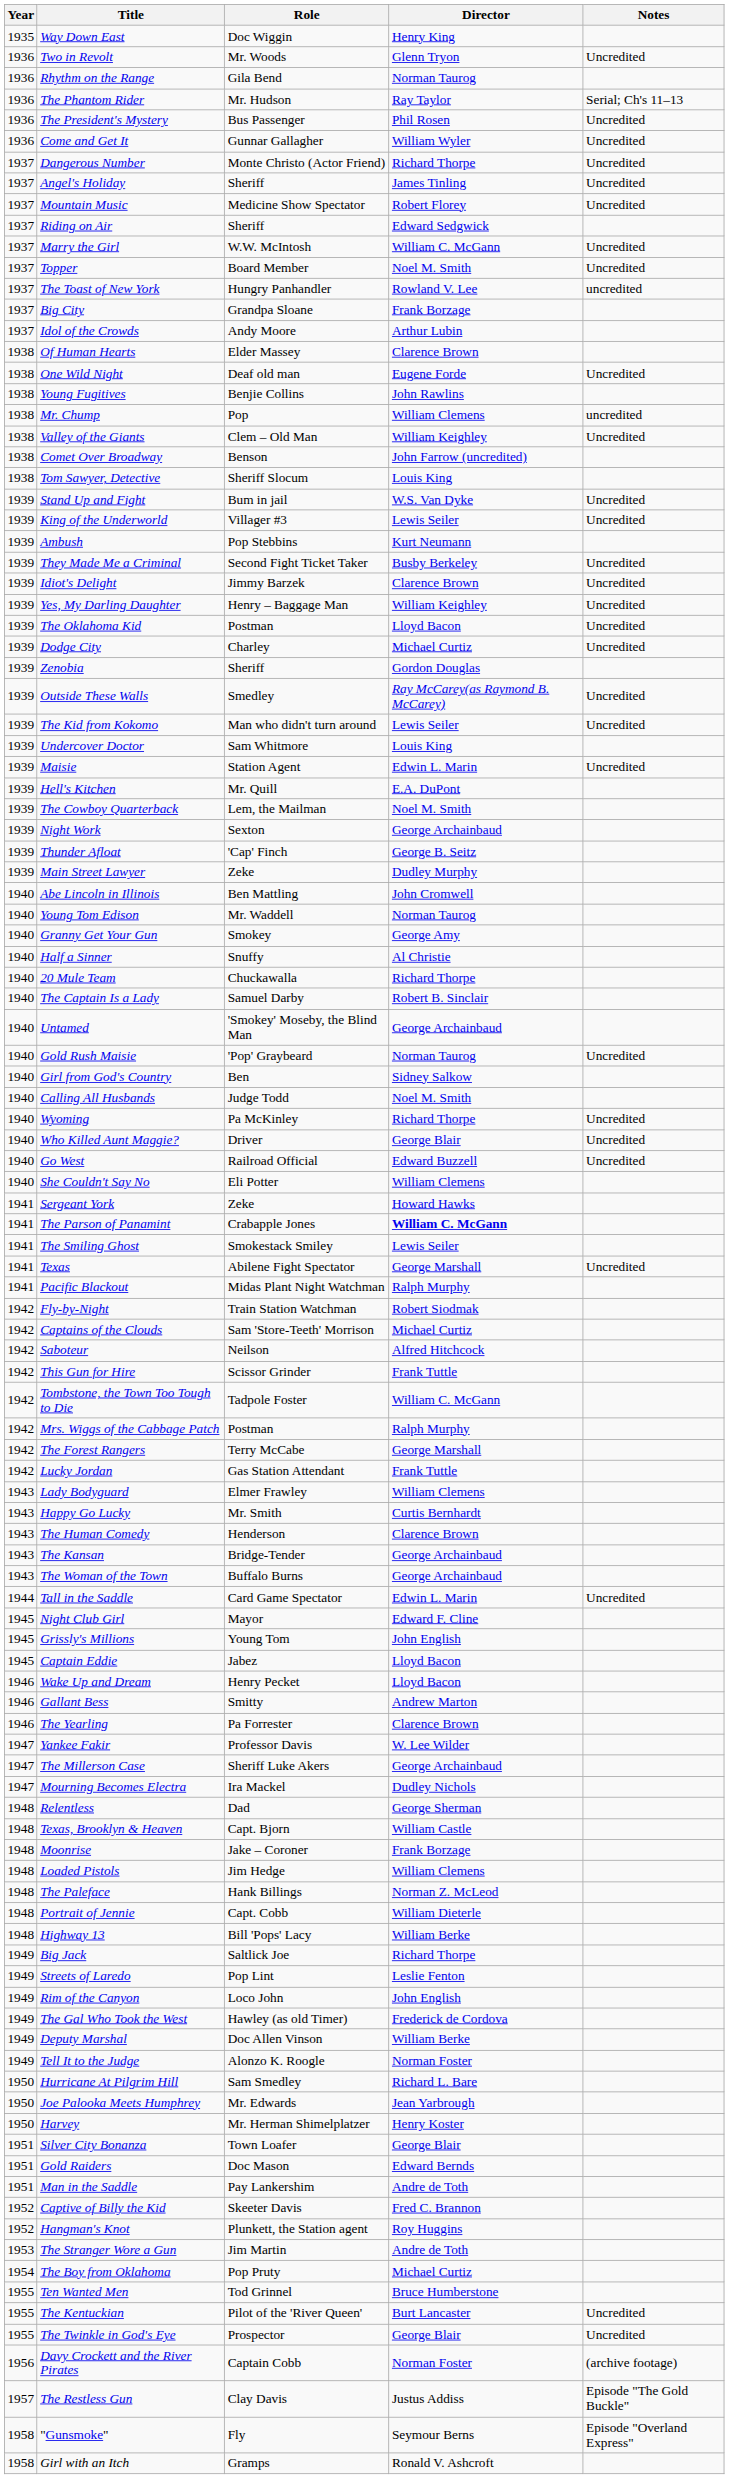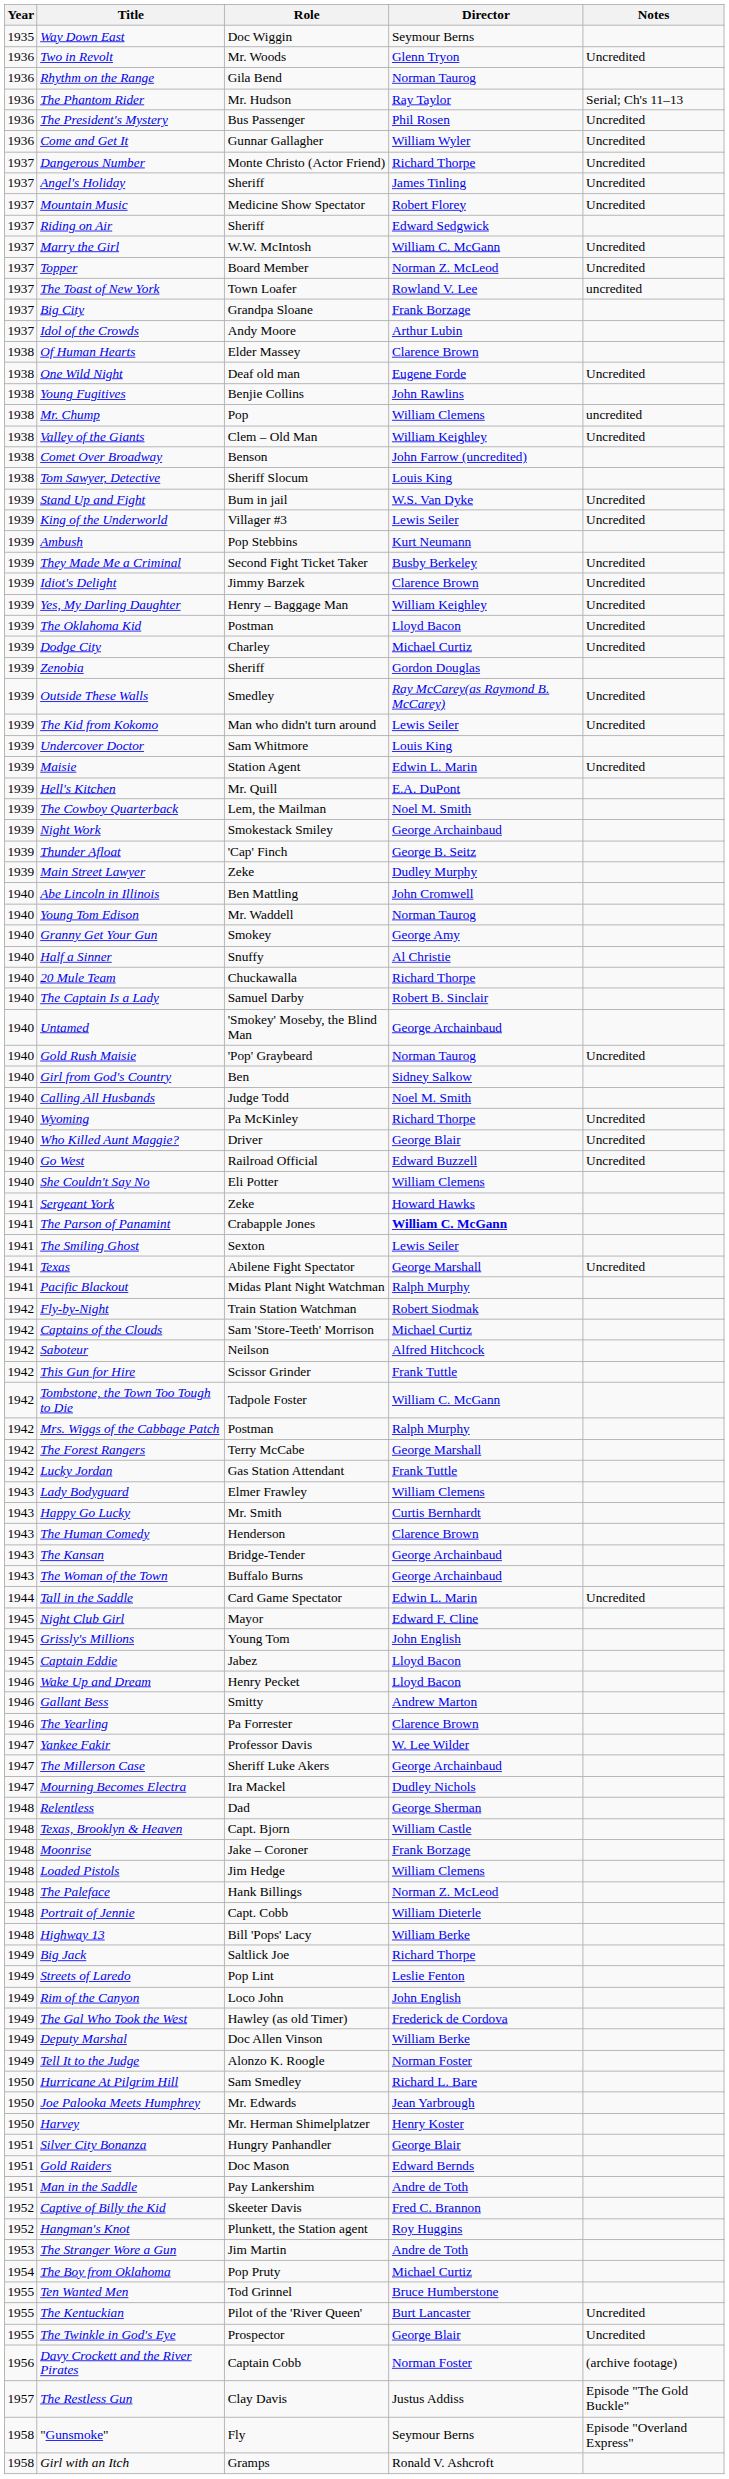(423, 36) Henry King -> (433, 36) Seymour Berns
(432, 267) Noel M. Smith -> (445, 267) Norman Z. McLeod
(279, 288) Hungry Panhandler -> (262, 288) Town Loafer
(246, 830) Sexton -> (280, 830) Smokestack Smiley
(280, 1245) Smokestack Smiley -> (246, 1245) Sexton
(262, 2144) Town Loafer -> (279, 2144) Hungry Panhandler
